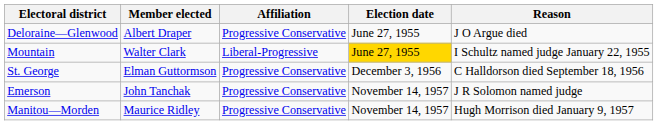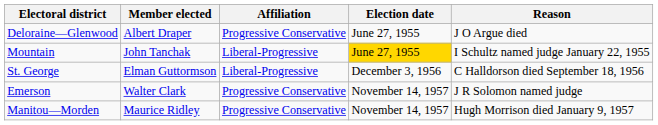(155, 52) Walter Clark -> (157, 52) John Tanchak
(284, 71) Progressive Conservative -> (270, 71) Liberal-Progressive
(157, 91) John Tanchak -> (155, 91) Walter Clark
